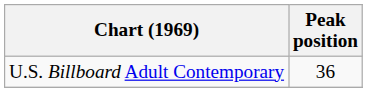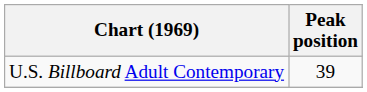(325, 71) 36 -> (325, 71) 39
